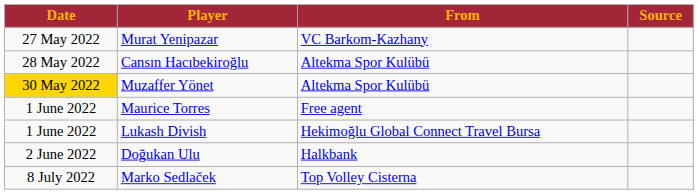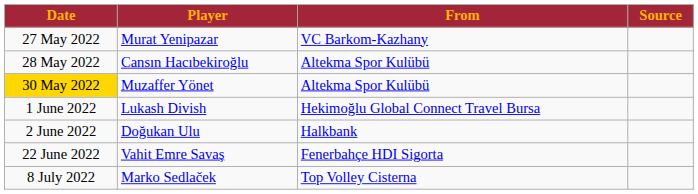- row: (165, 108)
+ row: (173, 154)
